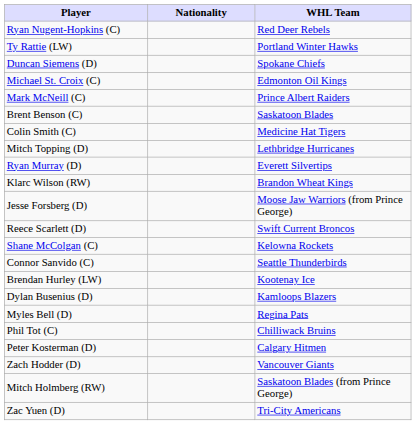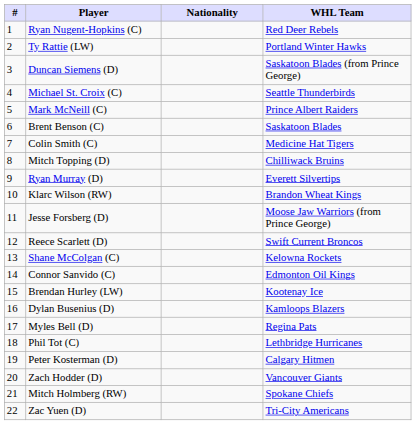+ column: (15, 13)
(291, 64) Spokane Chiefs -> (332, 70) Saskatoon Blades (from Prince George)
(302, 81) Edmonton Oil Kings -> (310, 93) Seattle Thunderbirds
(306, 149) Lethbridge Hurricanes -> (305, 161) Chilliwack Bruins
(302, 263) Seattle Thunderbirds -> (310, 275) Edmonton Oil Kings
(296, 331) Chilliwack Bruins -> (314, 343) Lethbridge Hurricanes
(324, 388) Saskatoon Blades (from Prince George) -> (299, 394) Spokane Chiefs
